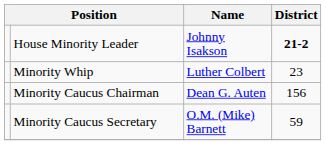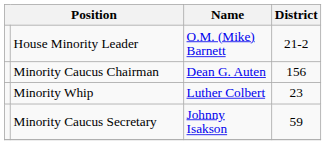(207, 43) Johnny Isakson -> (221, 43) O.M. (Mike) Barnett
(296, 43) bold -> (296, 43) normal
rows swapped: (54, 72) <-> (86, 93)
(221, 121) O.M. (Mike) Barnett -> (207, 121) Johnny Isakson
